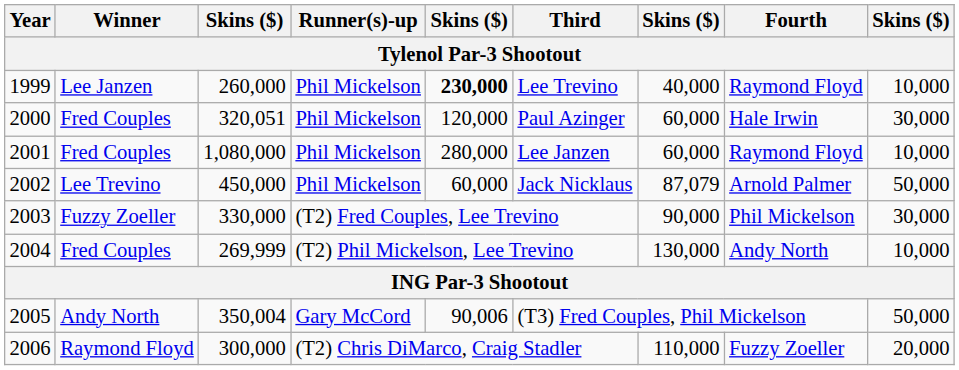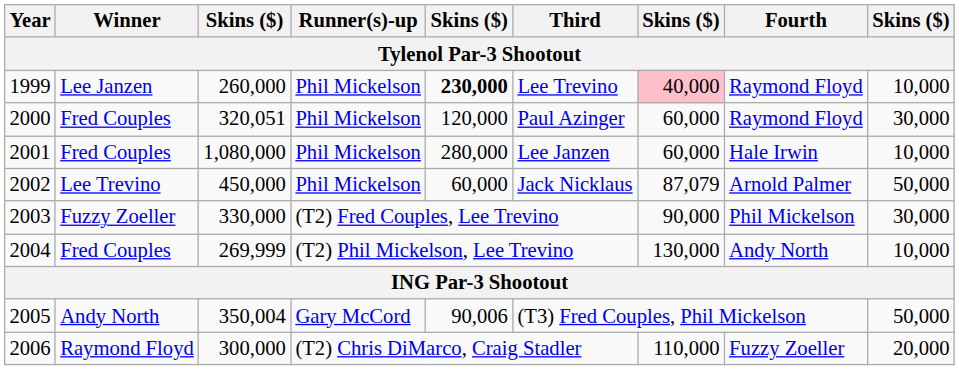(691, 86) no background -> (691, 86) pink background
(774, 119) Hale Irwin -> (796, 119) Raymond Floyd
(796, 151) Raymond Floyd -> (774, 151) Hale Irwin
